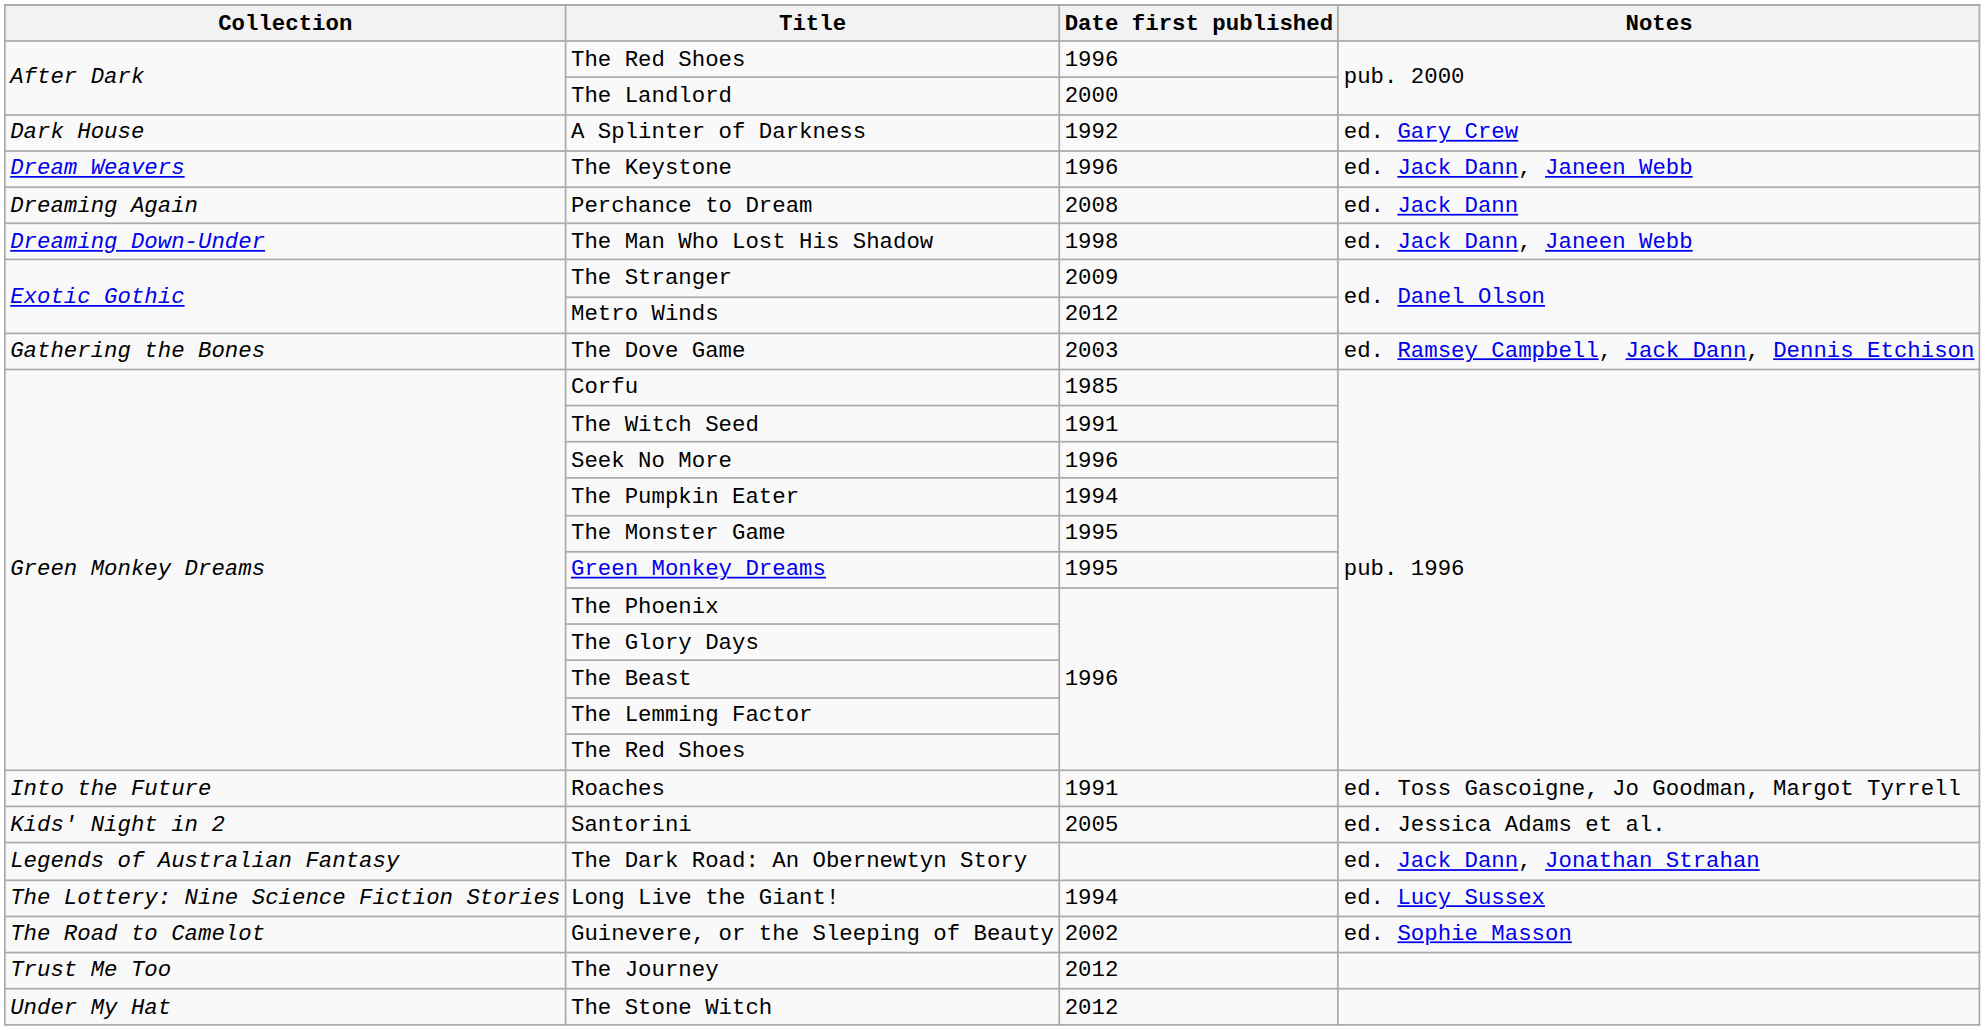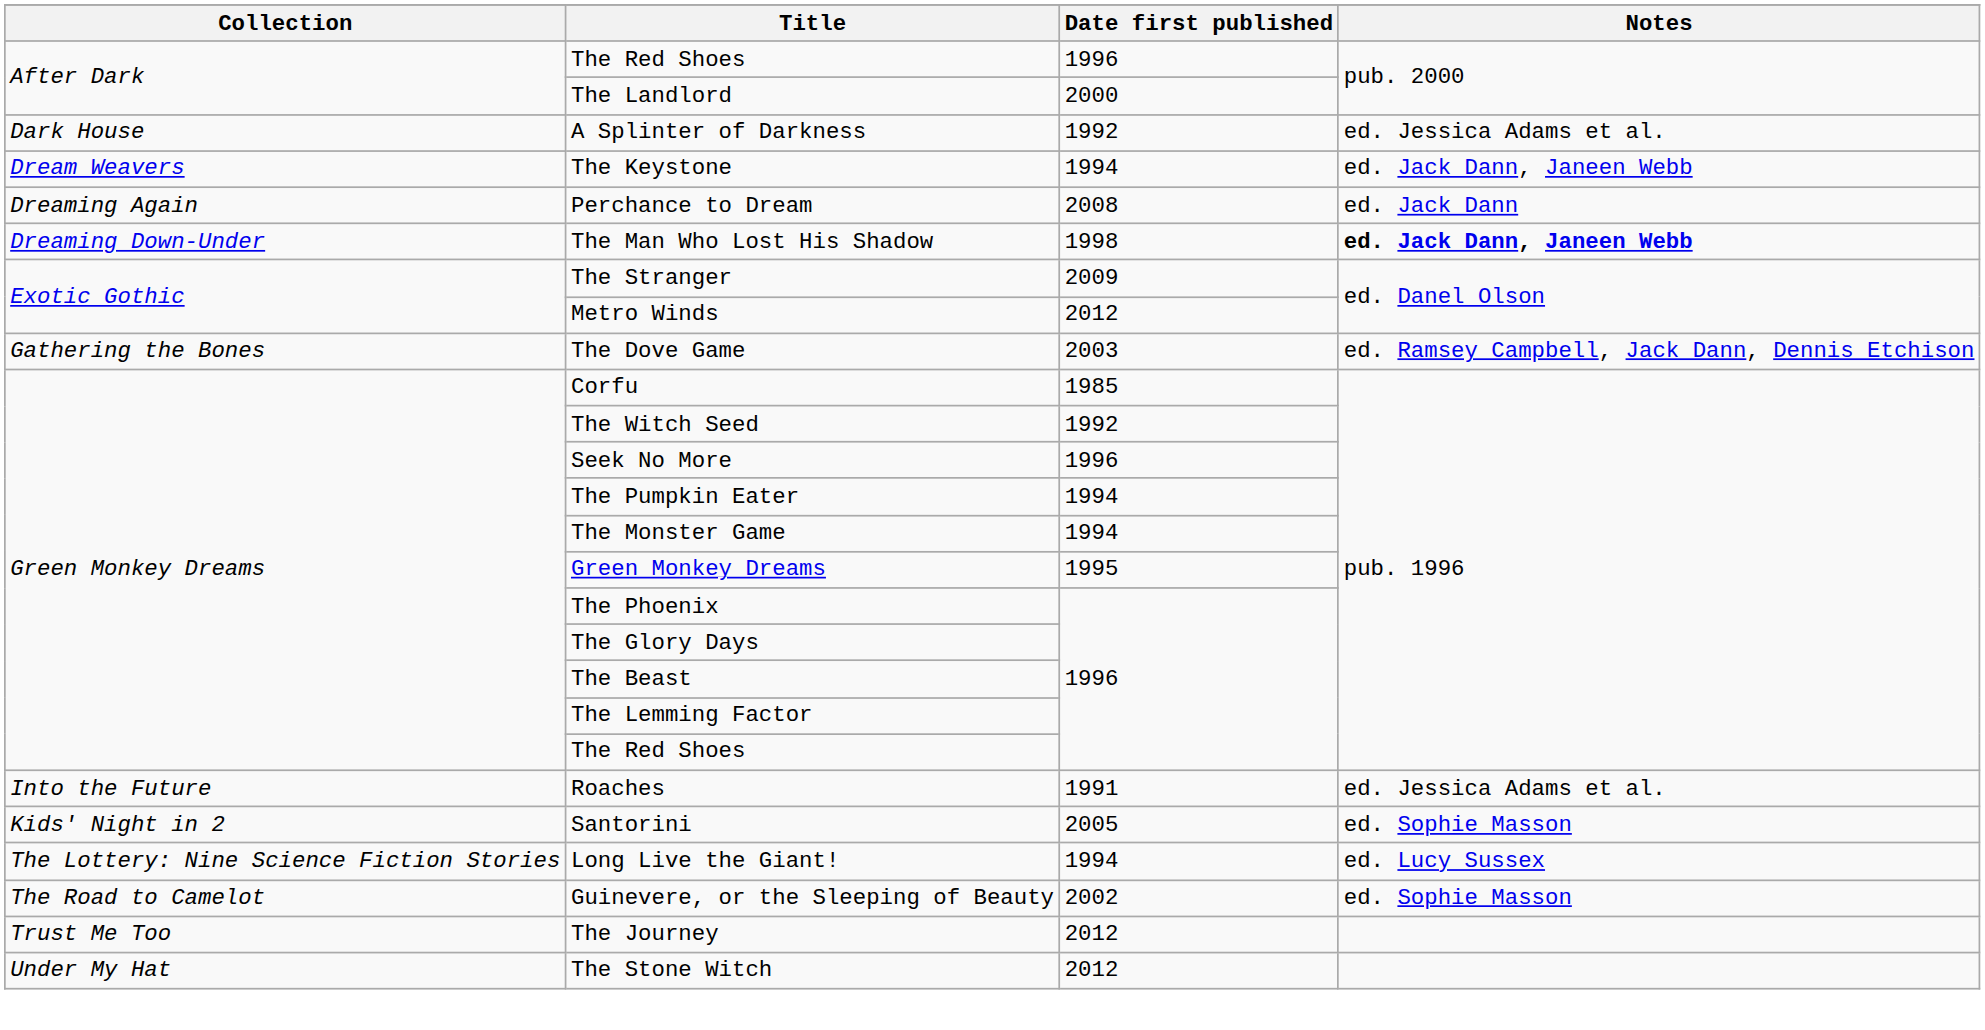(1431, 132) ed. Gary Crew -> (1505, 132) ed. Jessica Adams et al.
(1092, 169) 1996 -> (1092, 169) 1994
(1518, 242) normal -> (1518, 242) bold
(1092, 424) 1991 -> (1092, 424) 1992
(1092, 533) 1995 -> (1092, 533) 1994
(1652, 788) ed. Toss Gascoigne, Jo Goodman, Margot Tyrrell -> (1505, 788) ed. Jessica Adams et al.
(1505, 825) ed. Jessica Adams et al. -> (1458, 825) ed. Sophie Masson
- row: (205, 861)
